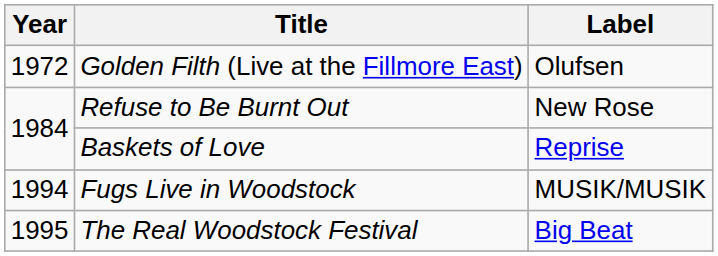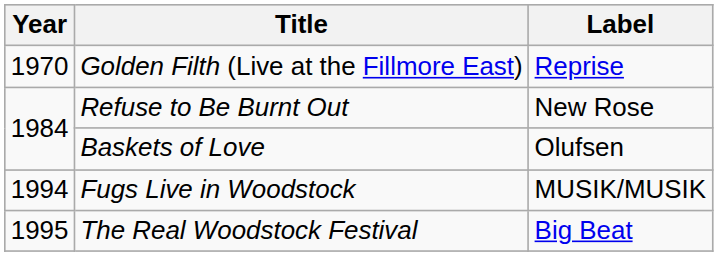(40, 66) 1972 -> (40, 66) 1970
(579, 66) Olufsen -> (579, 66) Reprise
(579, 148) Reprise -> (579, 148) Olufsen
